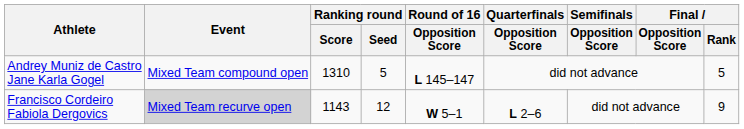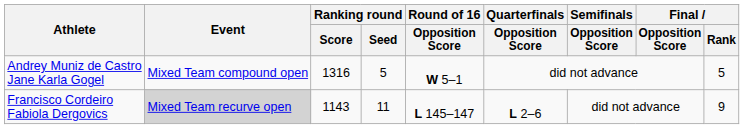(336, 73) 1310 -> (336, 73) 1316
(444, 80) L 145–147 -> (444, 80) W 5–1
(383, 107) 12 -> (383, 107) 11
(444, 114) W 5–1 -> (444, 114) L 145–147
